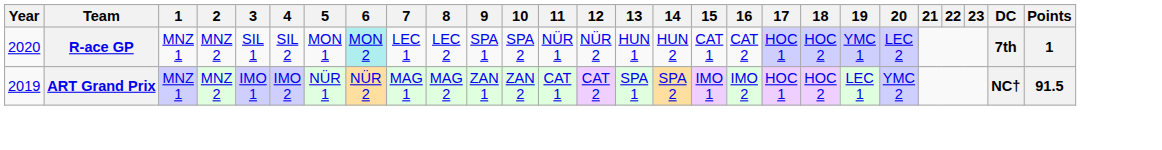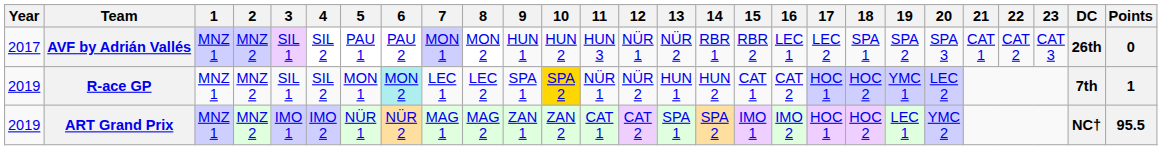+ row: (119, 47)
(24, 47) 2020 -> (24, 86) 2019
(520, 47) no background -> (561, 86) gold background
(1049, 86) 91.5 -> (1131, 125) 95.5
